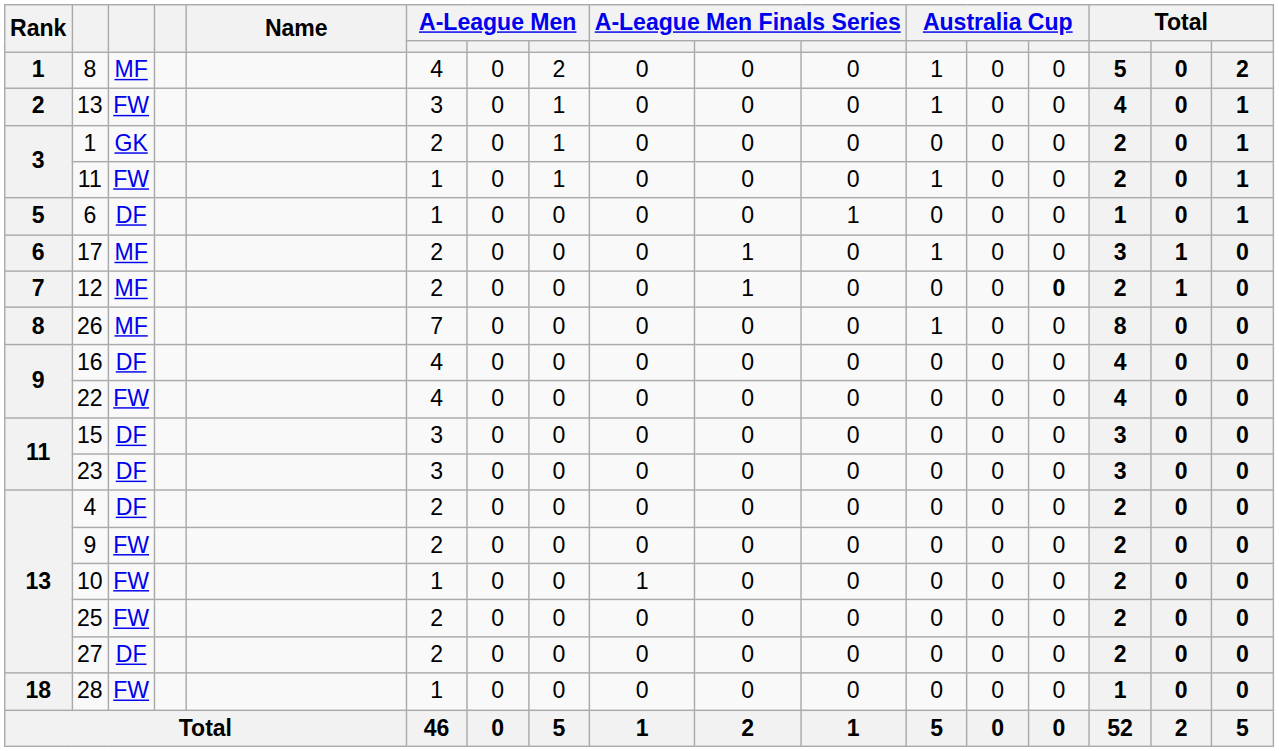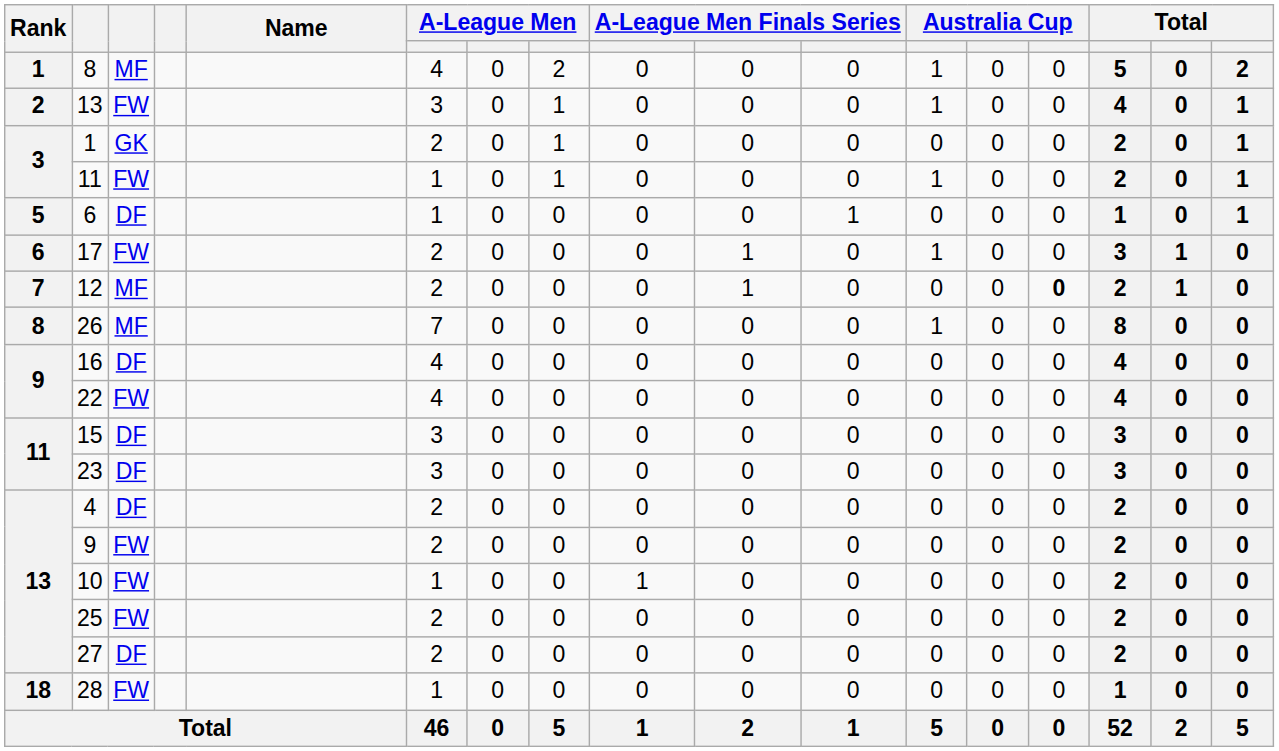(131, 252) MF -> (131, 252) FW
